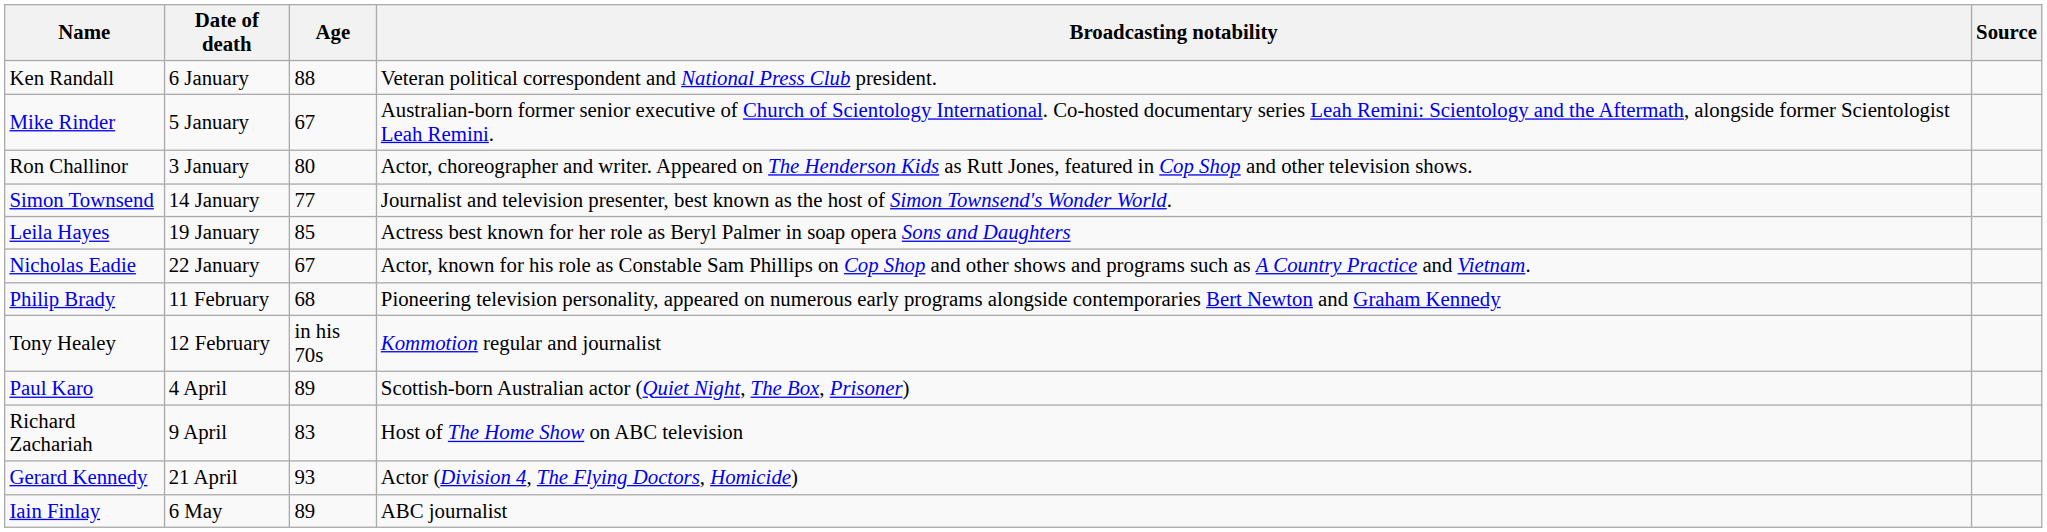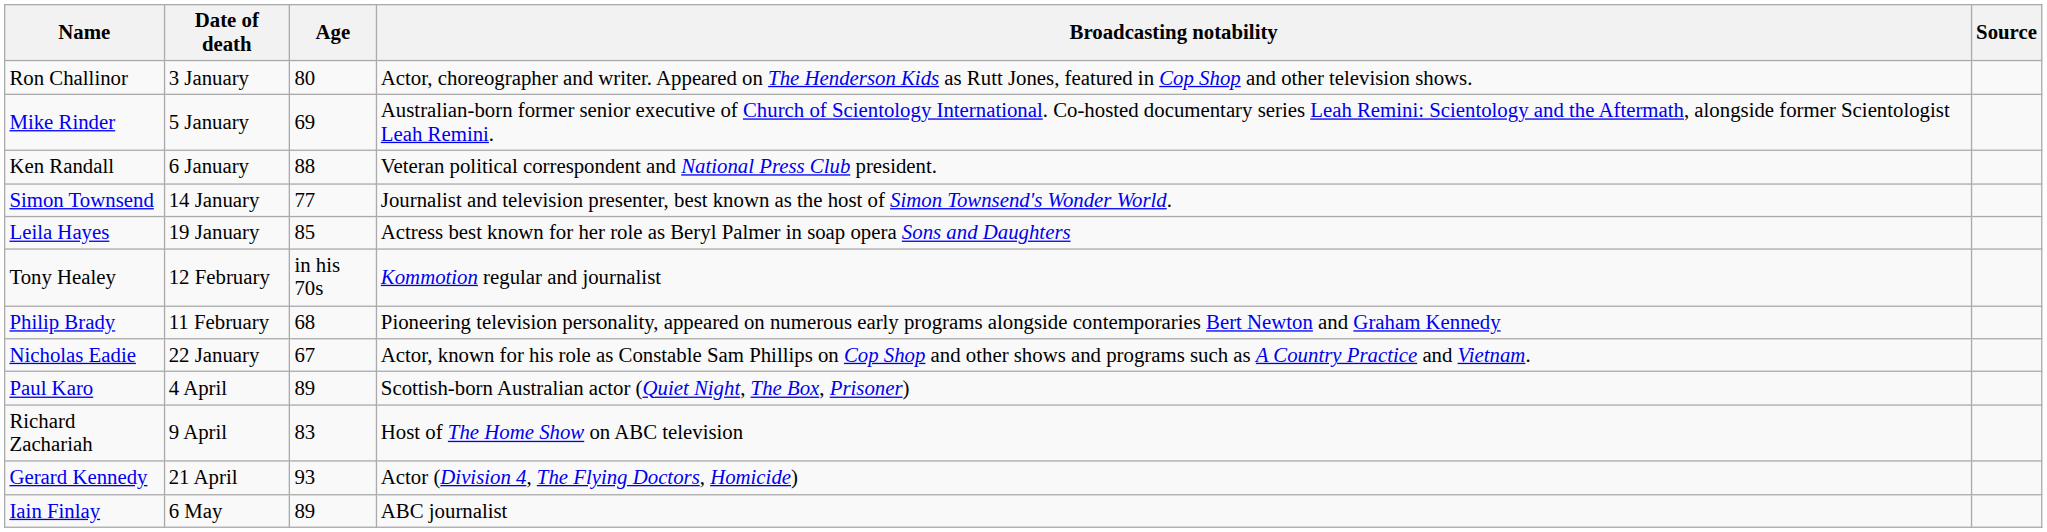rows swapped: (69, 166) <-> (62, 77)
(305, 122) 67 -> (305, 122) 69
rows swapped: (73, 265) <-> (63, 343)
